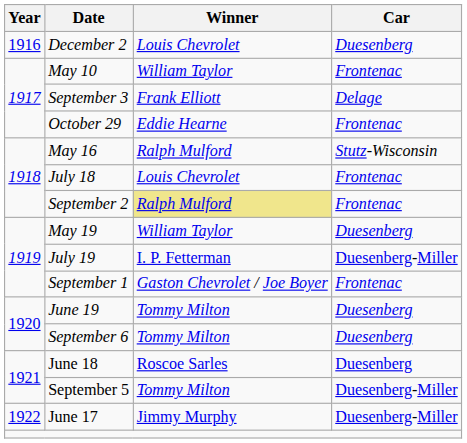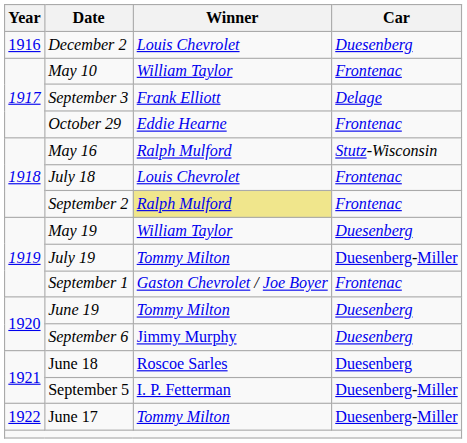(184, 257) I. P. Fetterman -> (183, 257) Tommy Milton
(183, 337) Tommy Milton -> (187, 337) Jimmy Murphy
(183, 390) Tommy Milton -> (184, 390) I. P. Fetterman
(187, 417) Jimmy Murphy -> (183, 417) Tommy Milton
